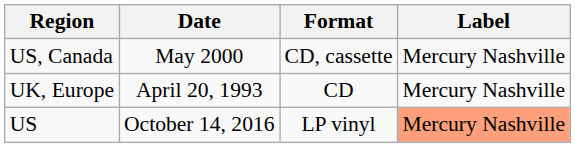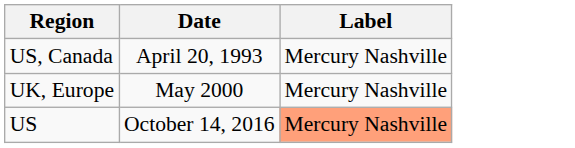- column: (338, 21)
(199, 55) May 2000 -> (199, 55) April 20, 1993
(199, 90) April 20, 1993 -> (199, 90) May 2000
